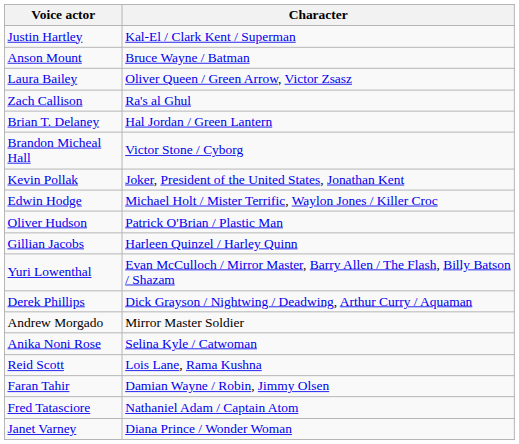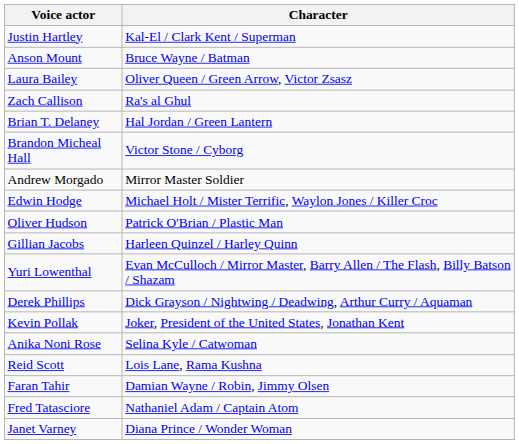rows swapped: (55, 322) <-> (43, 179)
